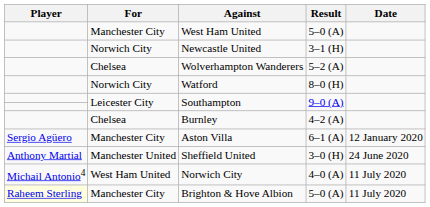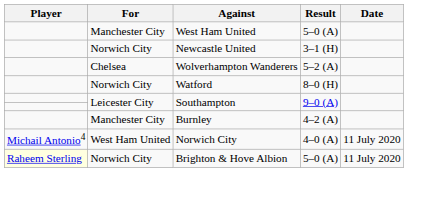(108, 119) Chelsea -> (128, 119) Manchester City
- row: (207, 137)
- row: (218, 155)
(128, 194) Manchester City -> (121, 158) Norwich City
